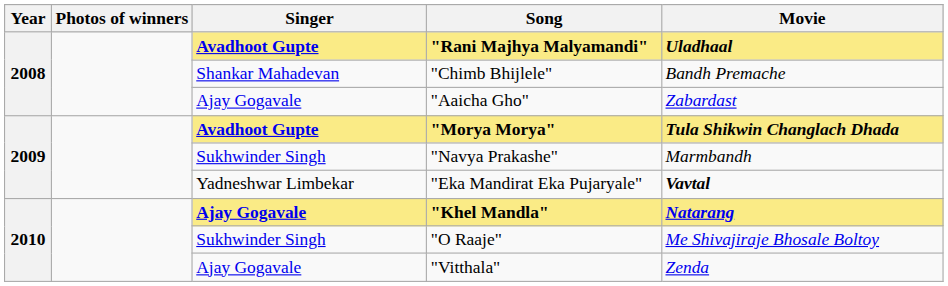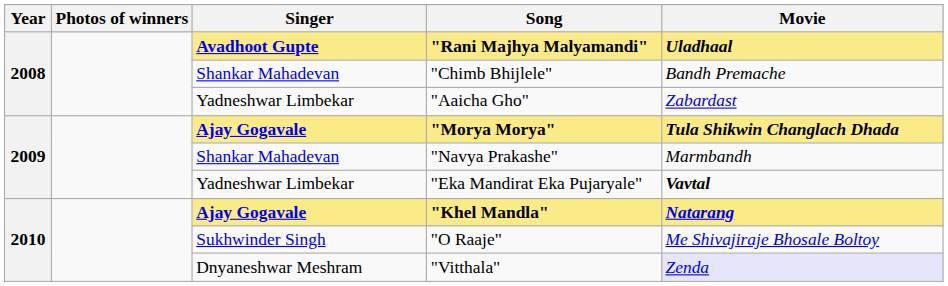(249, 101) Ajay Gogavale -> (275, 101) Yadneshwar Limbekar
(257, 128) Avadhoot Gupte -> (251, 128) Ajay Gogavale
(261, 156) Sukhwinder Singh -> (268, 156) Shankar Mahadevan
(249, 267) Ajay Gogavale -> (279, 267) Dnyaneshwar Meshram
(687, 267) no background -> (687, 267) lavender background
